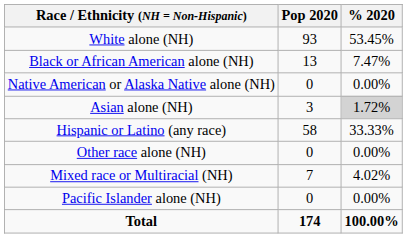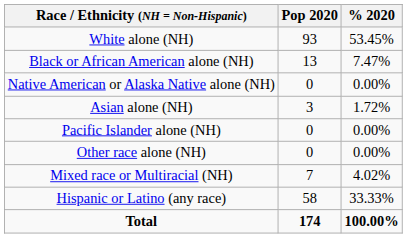(372, 107) lightgrey background -> (372, 107) no background
rows swapped: (141, 198) <-> (141, 130)
